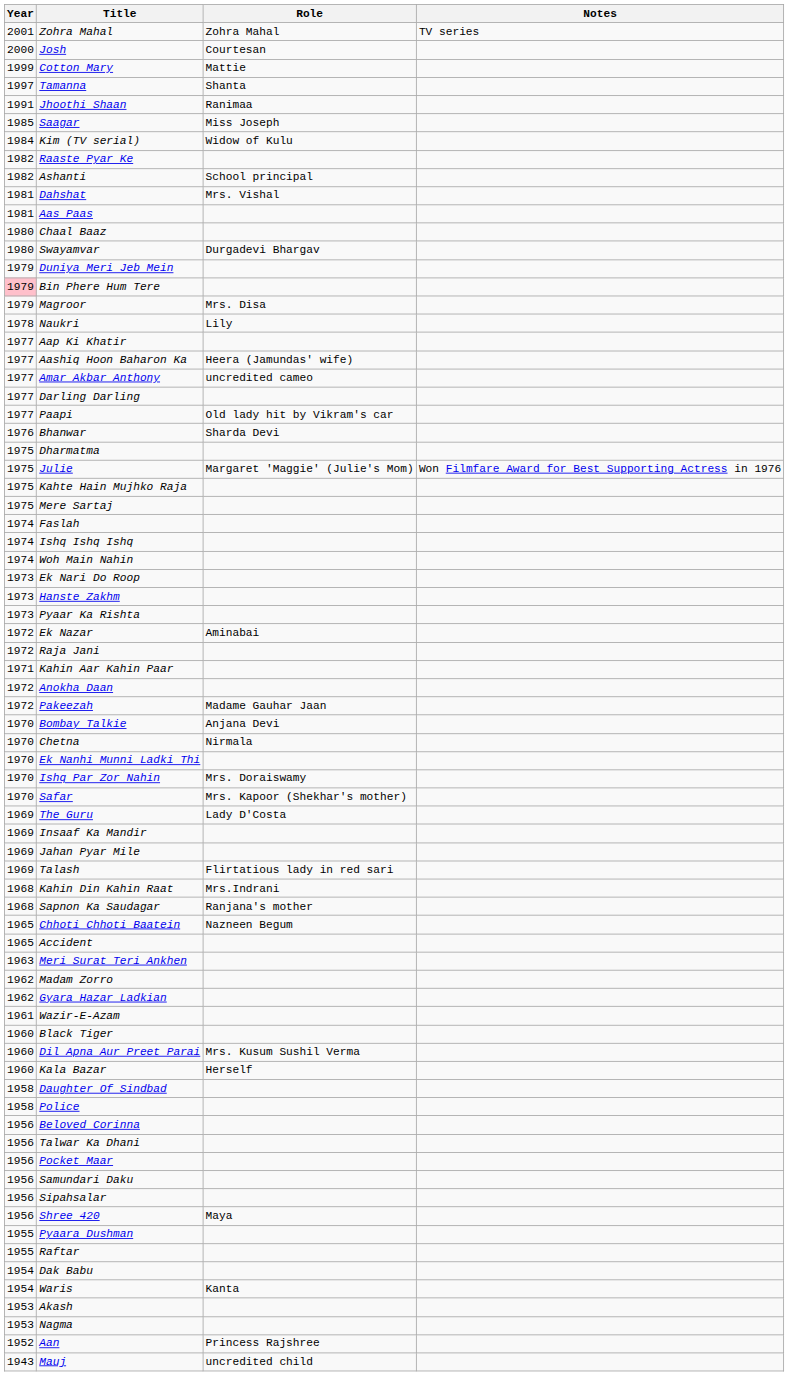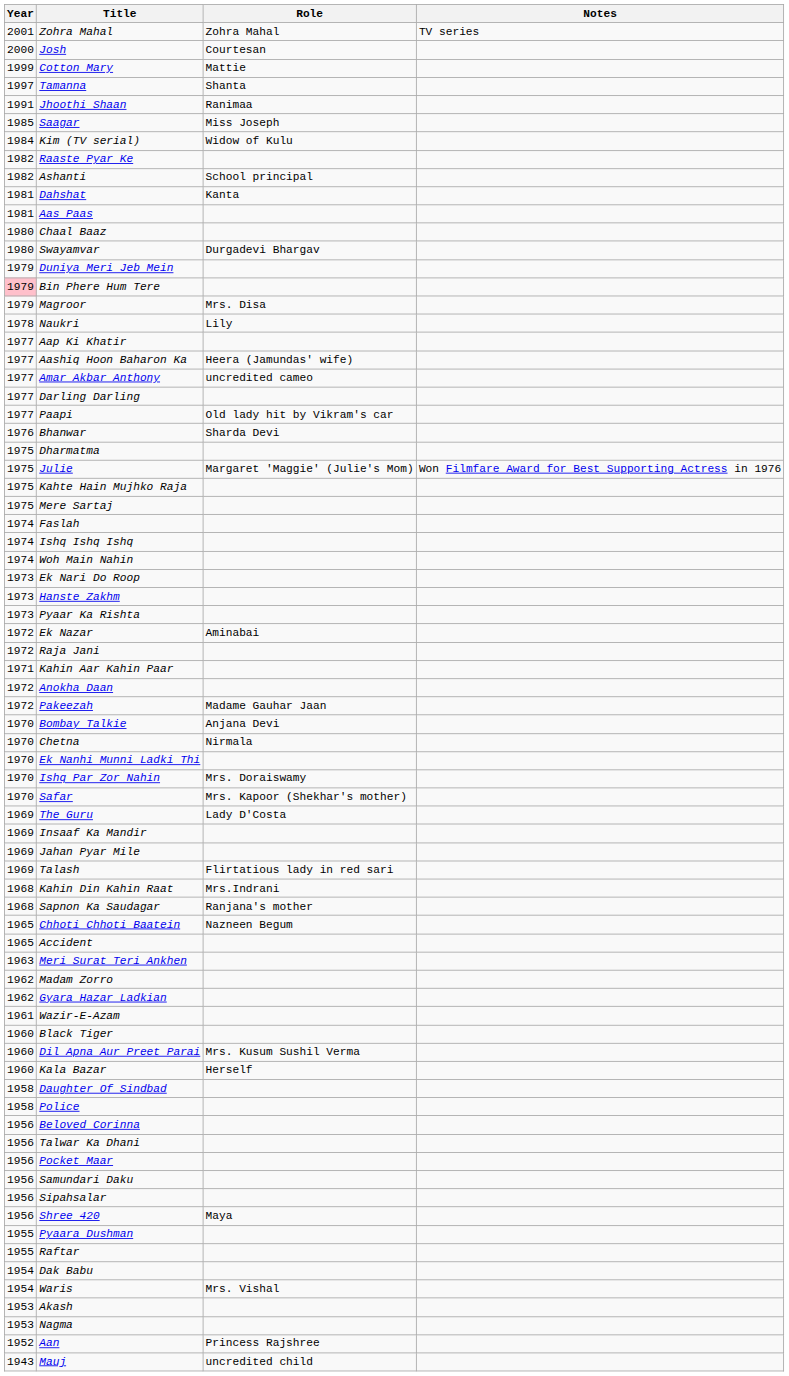(243, 196) Mrs. Vishal -> (222, 196) Kanta
(222, 1289) Kanta -> (243, 1289) Mrs. Vishal
